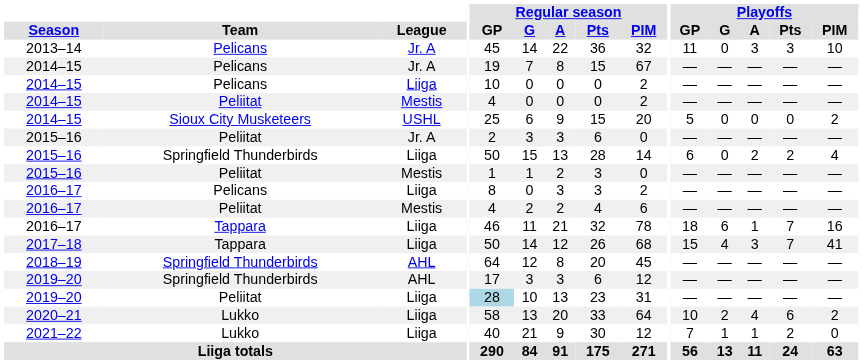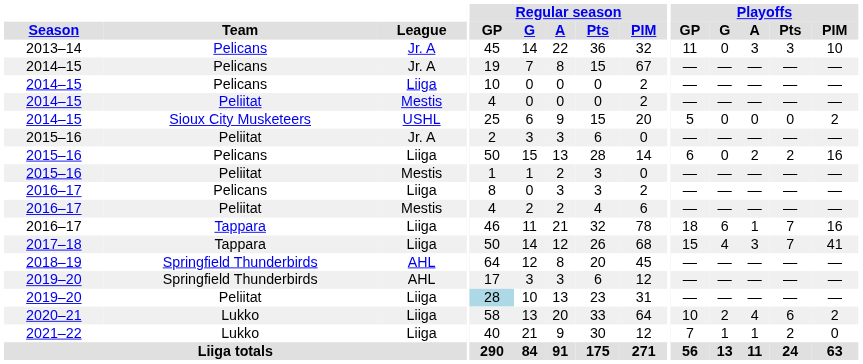(240, 155) Springfield Thunderbirds -> (240, 155) Pelicans
(835, 155) 4 -> (835, 155) 16
